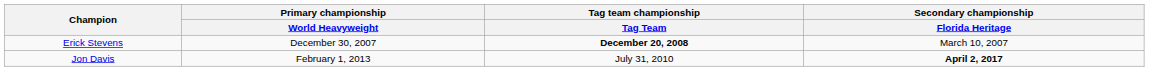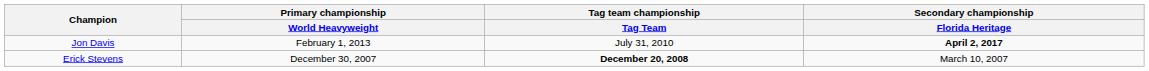rows swapped: (93, 43) <-> (93, 58)
